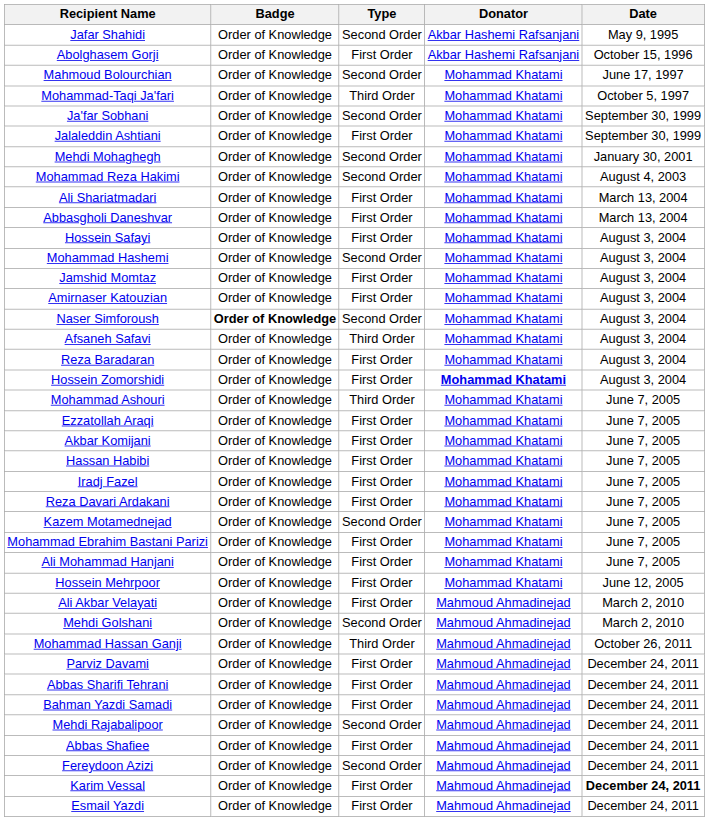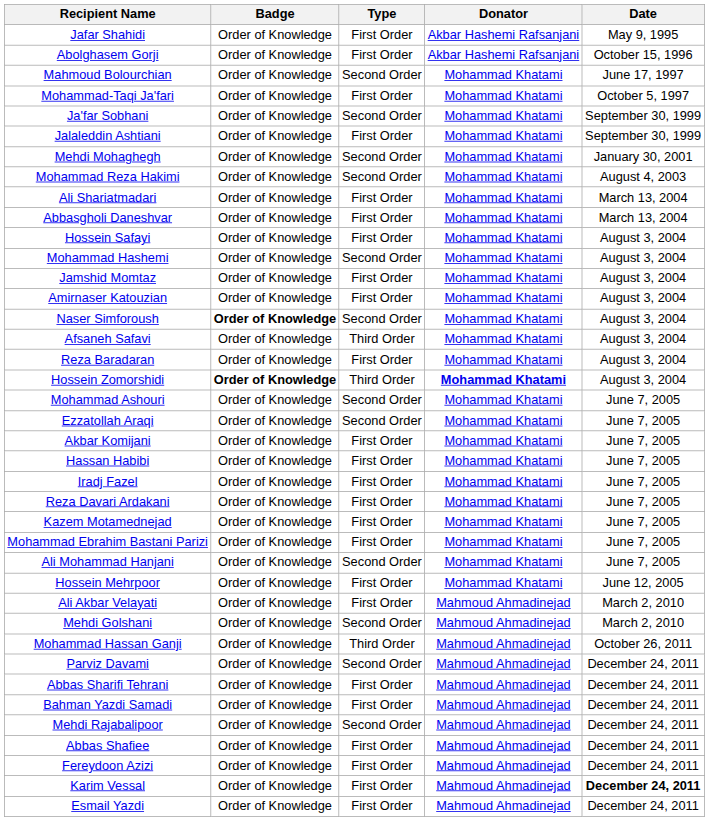(382, 34) Second Order -> (382, 34) First Order
(382, 95) Third Order -> (382, 95) First Order
(275, 380) normal -> (275, 380) bold
(382, 380) First Order -> (382, 380) Third Order
(382, 400) Third Order -> (382, 400) Second Order
(382, 420) First Order -> (382, 420) Second Order
(382, 522) Second Order -> (382, 522) First Order
(382, 562) First Order -> (382, 562) Second Order
(382, 664) First Order -> (382, 664) Second Order
(382, 765) Second Order -> (382, 765) First Order
